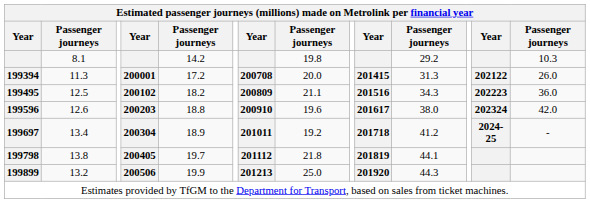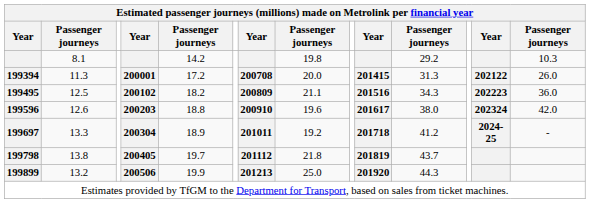(79, 133) 13.4 -> (79, 133) 13.3
(429, 156) 44.1 -> (429, 156) 43.7
